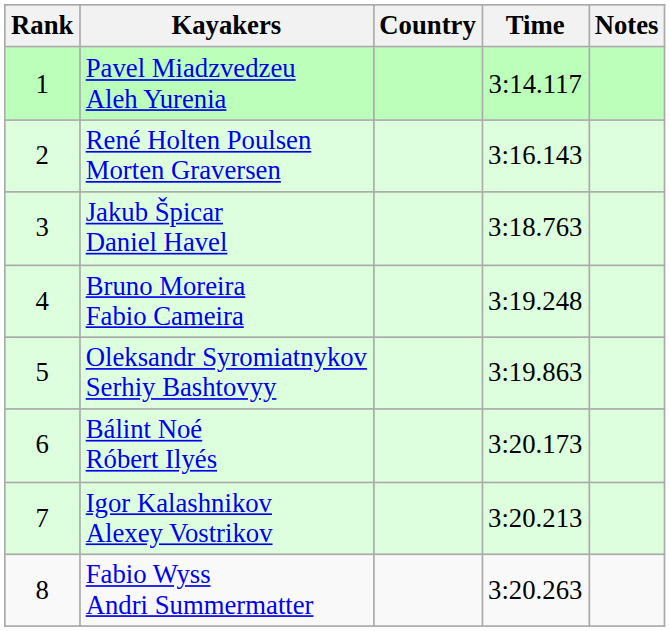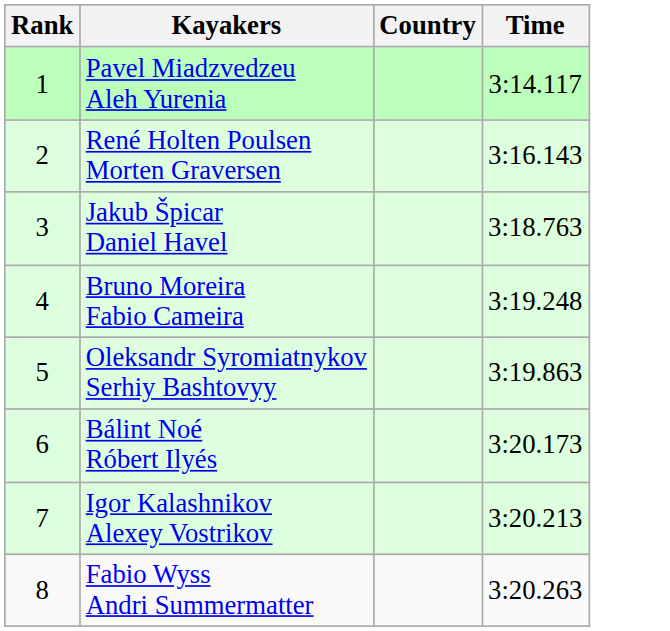- column: (627, 25)
